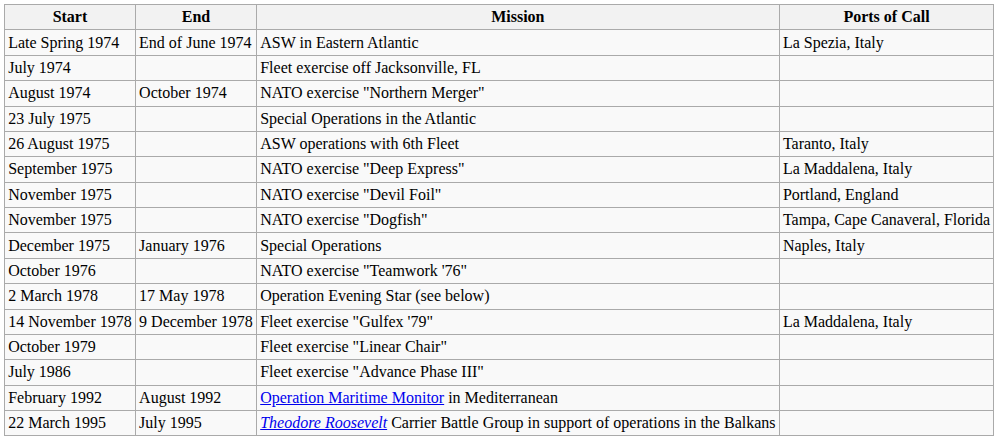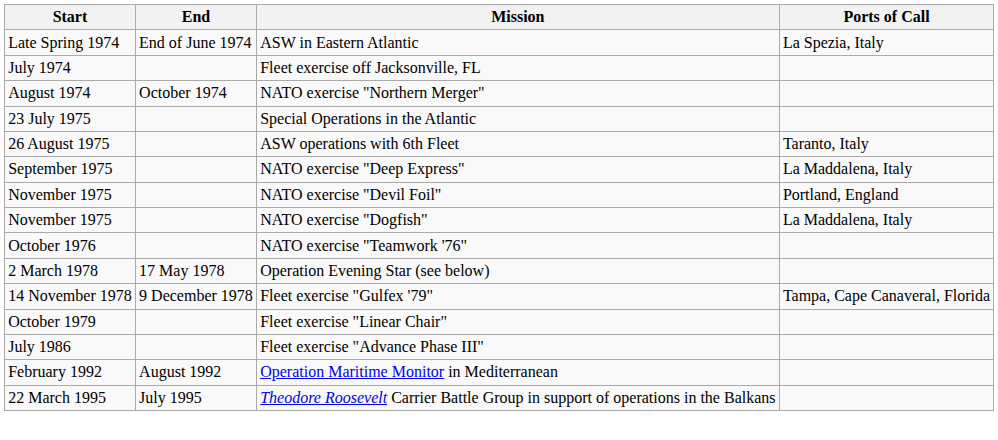(886, 220) Tampa, Cape Canaveral, Florida -> (848, 220) La Maddalena, Italy
- row: (321, 245)
(848, 321) La Maddalena, Italy -> (886, 296) Tampa, Cape Canaveral, Florida
